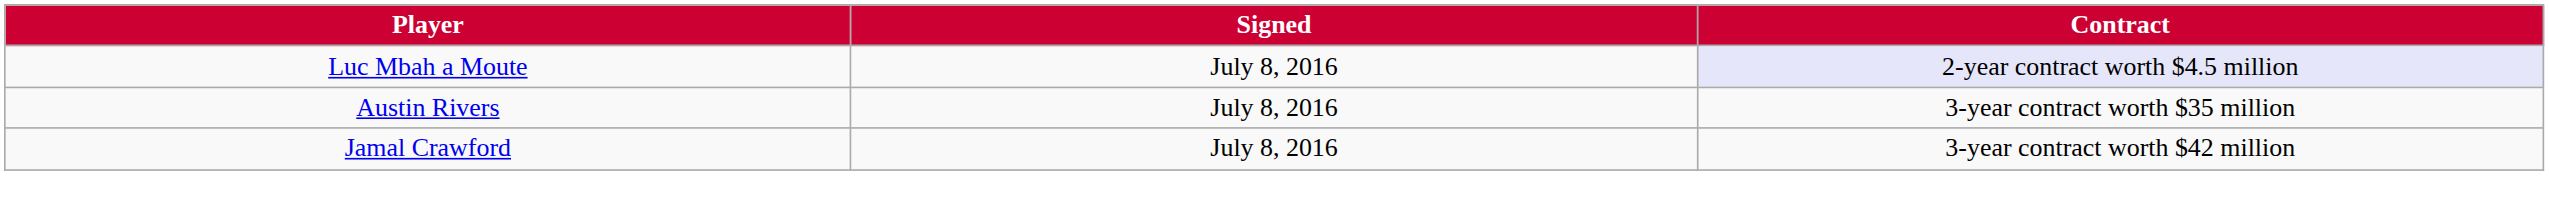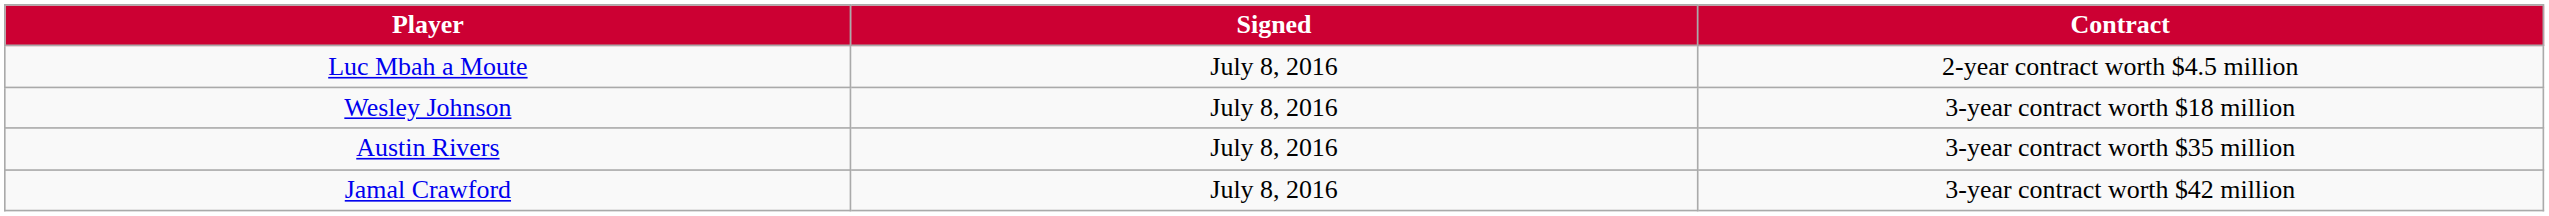(2120, 66) lavender background -> (2120, 66) no background
+ row: (428, 107)
